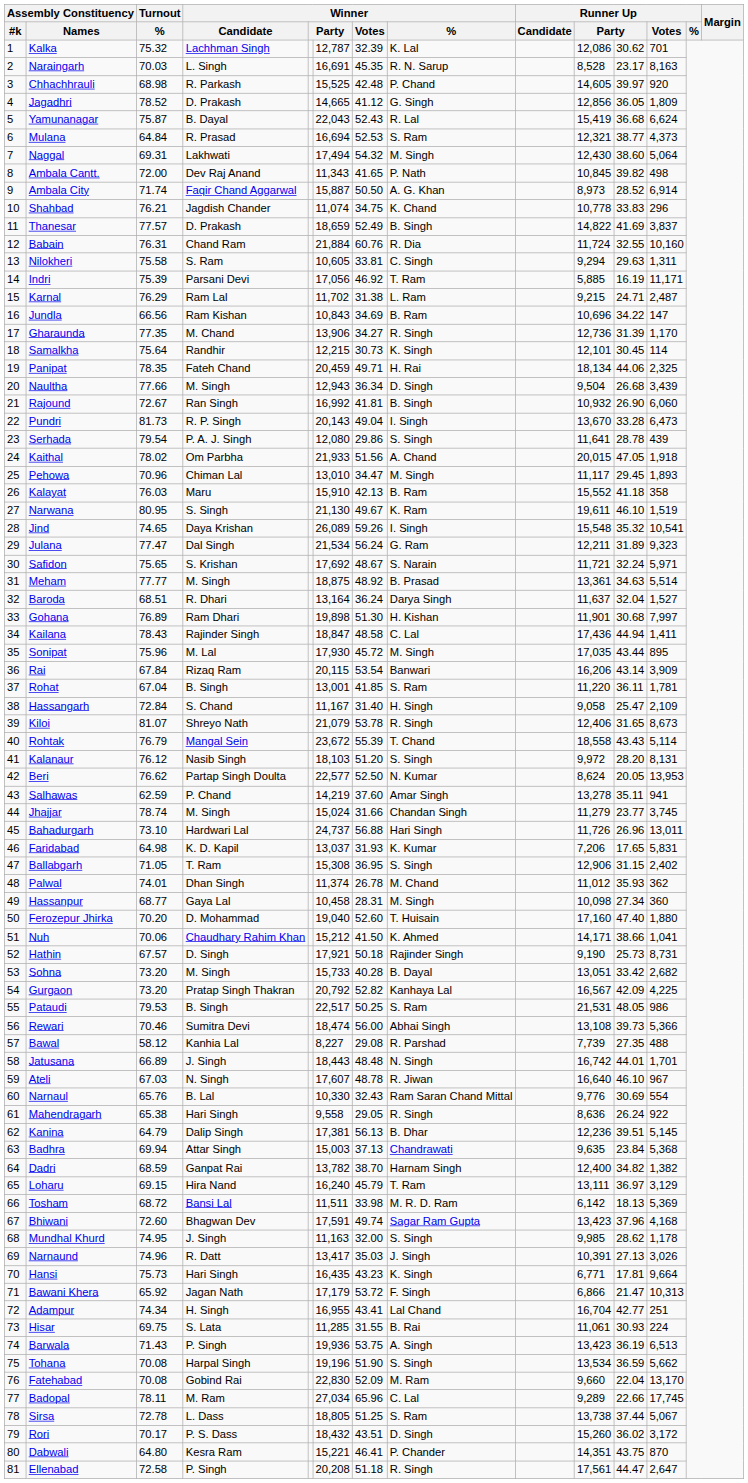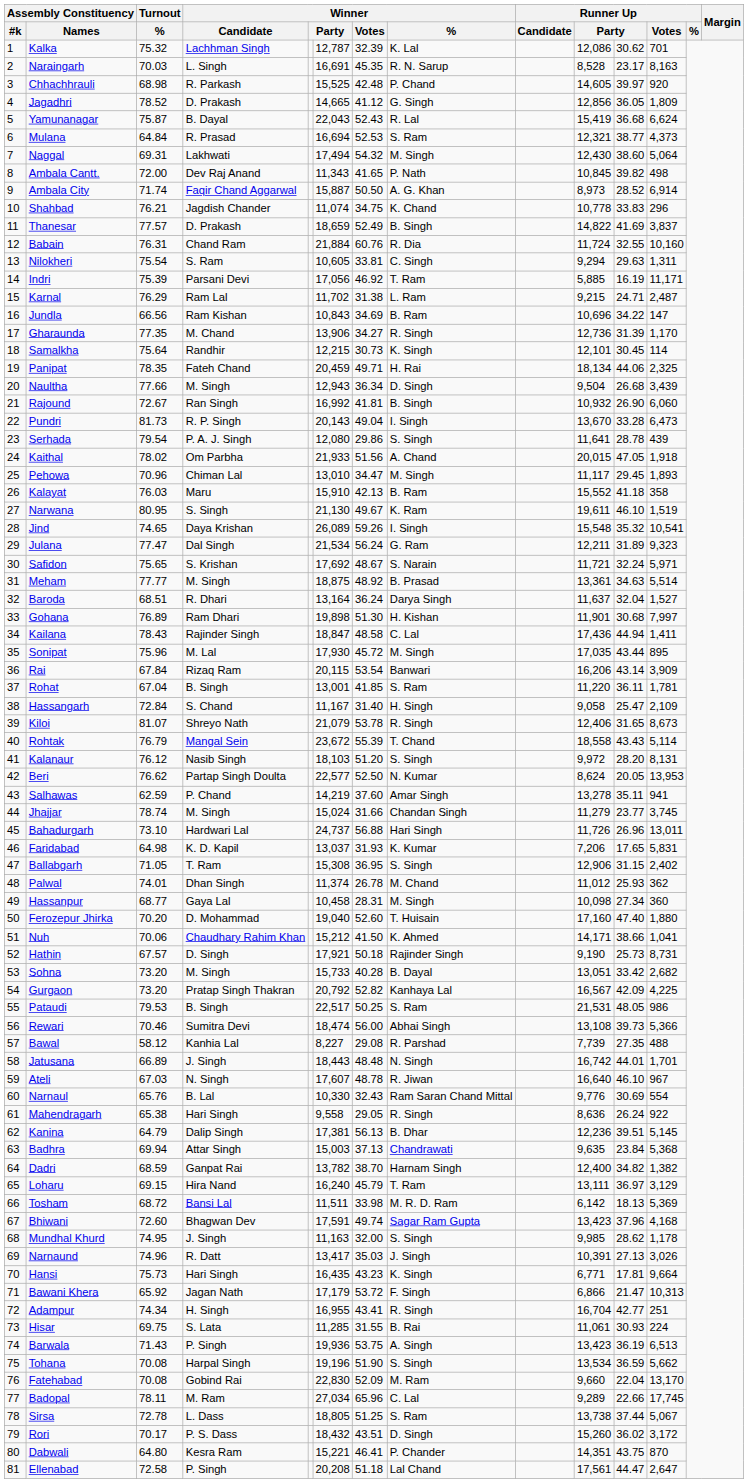(153, 262) 75.58 -> (153, 262) 75.54
(630, 883) 35.93 -> (630, 883) 25.93
(415, 1310) Lal Chand -> (411, 1310) R. Singh
(411, 1469) R. Singh -> (415, 1469) Lal Chand
